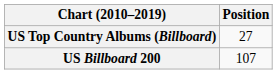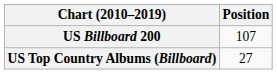rows swapped: (112, 58) <-> (112, 36)
